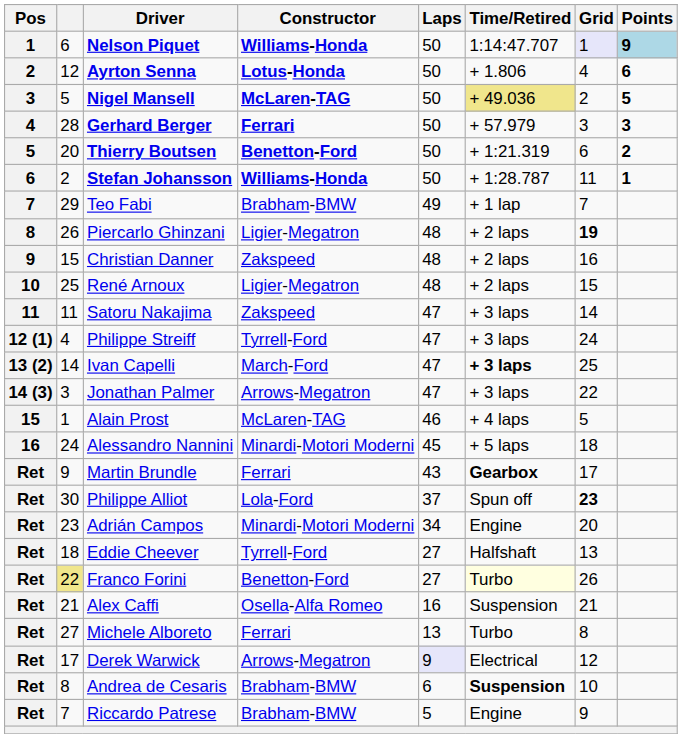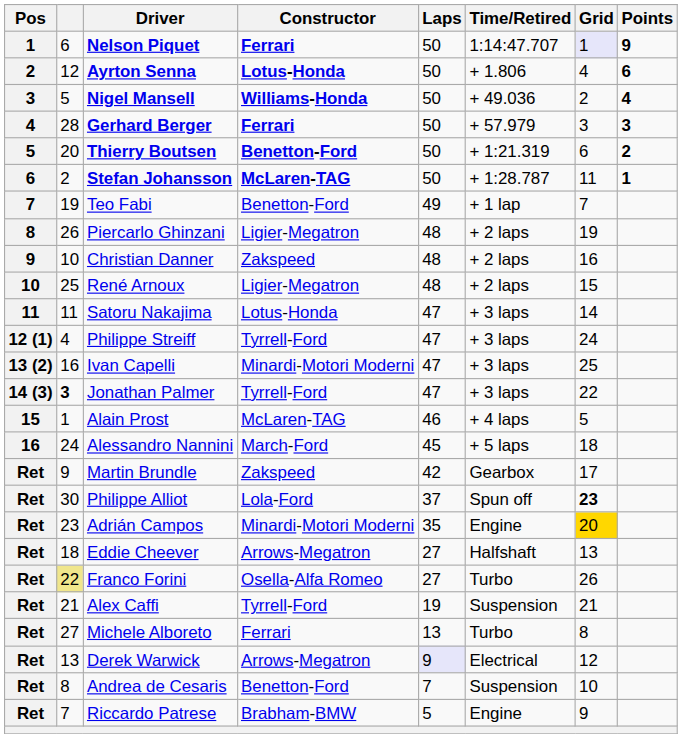(304, 45) Williams-Honda -> (268, 45) Ferrari
(626, 45) lightblue background -> (626, 45) no background
(296, 98) McLaren-TAG -> (304, 98) Williams-Honda
(502, 98) khaki background -> (502, 98) no background
(626, 98) 5 -> (626, 98) 4
(304, 178) Williams-Honda -> (296, 178) McLaren-TAG
(70, 205) 29 -> (70, 205) 19
(299, 205) Brabham-BMW -> (295, 205) Benetton-Ford
(588, 232) bold -> (588, 232) normal
(70, 258) 15 -> (70, 258) 10
(278, 312) Zakspeed -> (289, 312) Lotus-Honda
(70, 365) 14 -> (70, 365) 16
(285, 365) March-Ford -> (328, 365) Minardi-Motori Moderni
(501, 365) bold -> (499, 365) normal
(65, 392) normal -> (65, 392) bold
(306, 392) Arrows-Megatron -> (284, 392) Tyrrell-Ford
(328, 445) Minardi-Motori Moderni -> (285, 445) March-Ford
(266, 472) Ferrari -> (278, 472) Zakspeed
(432, 472) 43 -> (432, 472) 42
(504, 472) bold -> (502, 472) normal
(432, 526) 34 -> (432, 526) 35
(588, 526) no background -> (588, 526) gold background
(284, 552) Tyrrell-Ford -> (306, 552) Arrows-Megatron
(295, 579) Benetton-Ford -> (312, 579) Osella-Alfa Romeo
(491, 579) lightyellow background -> (491, 579) no background
(312, 606) Osella-Alfa Romeo -> (284, 606) Tyrrell-Ford
(432, 606) 16 -> (432, 606) 19
(70, 659) 17 -> (70, 659) 13
(299, 686) Brabham-BMW -> (295, 686) Benetton-Ford
(427, 686) 6 -> (427, 686) 7
(517, 686) bold -> (513, 686) normal
